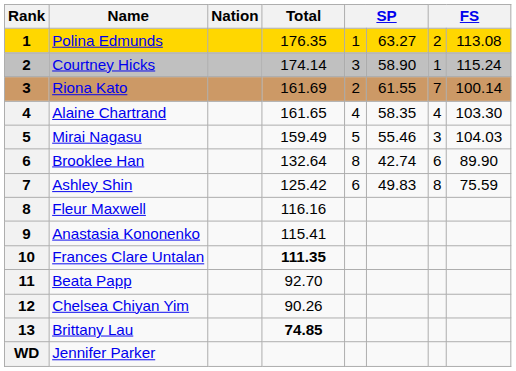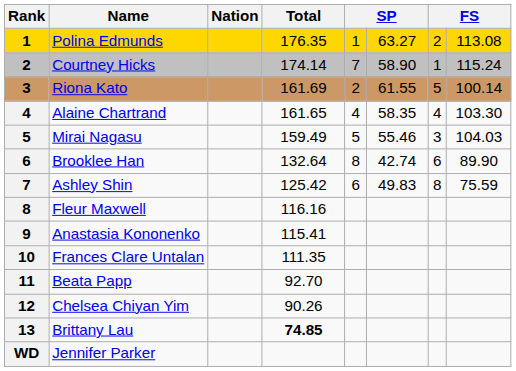(356, 64) 3 -> (356, 64) 7
(437, 88) 7 -> (437, 88) 5
(304, 257) bold -> (304, 257) normal
